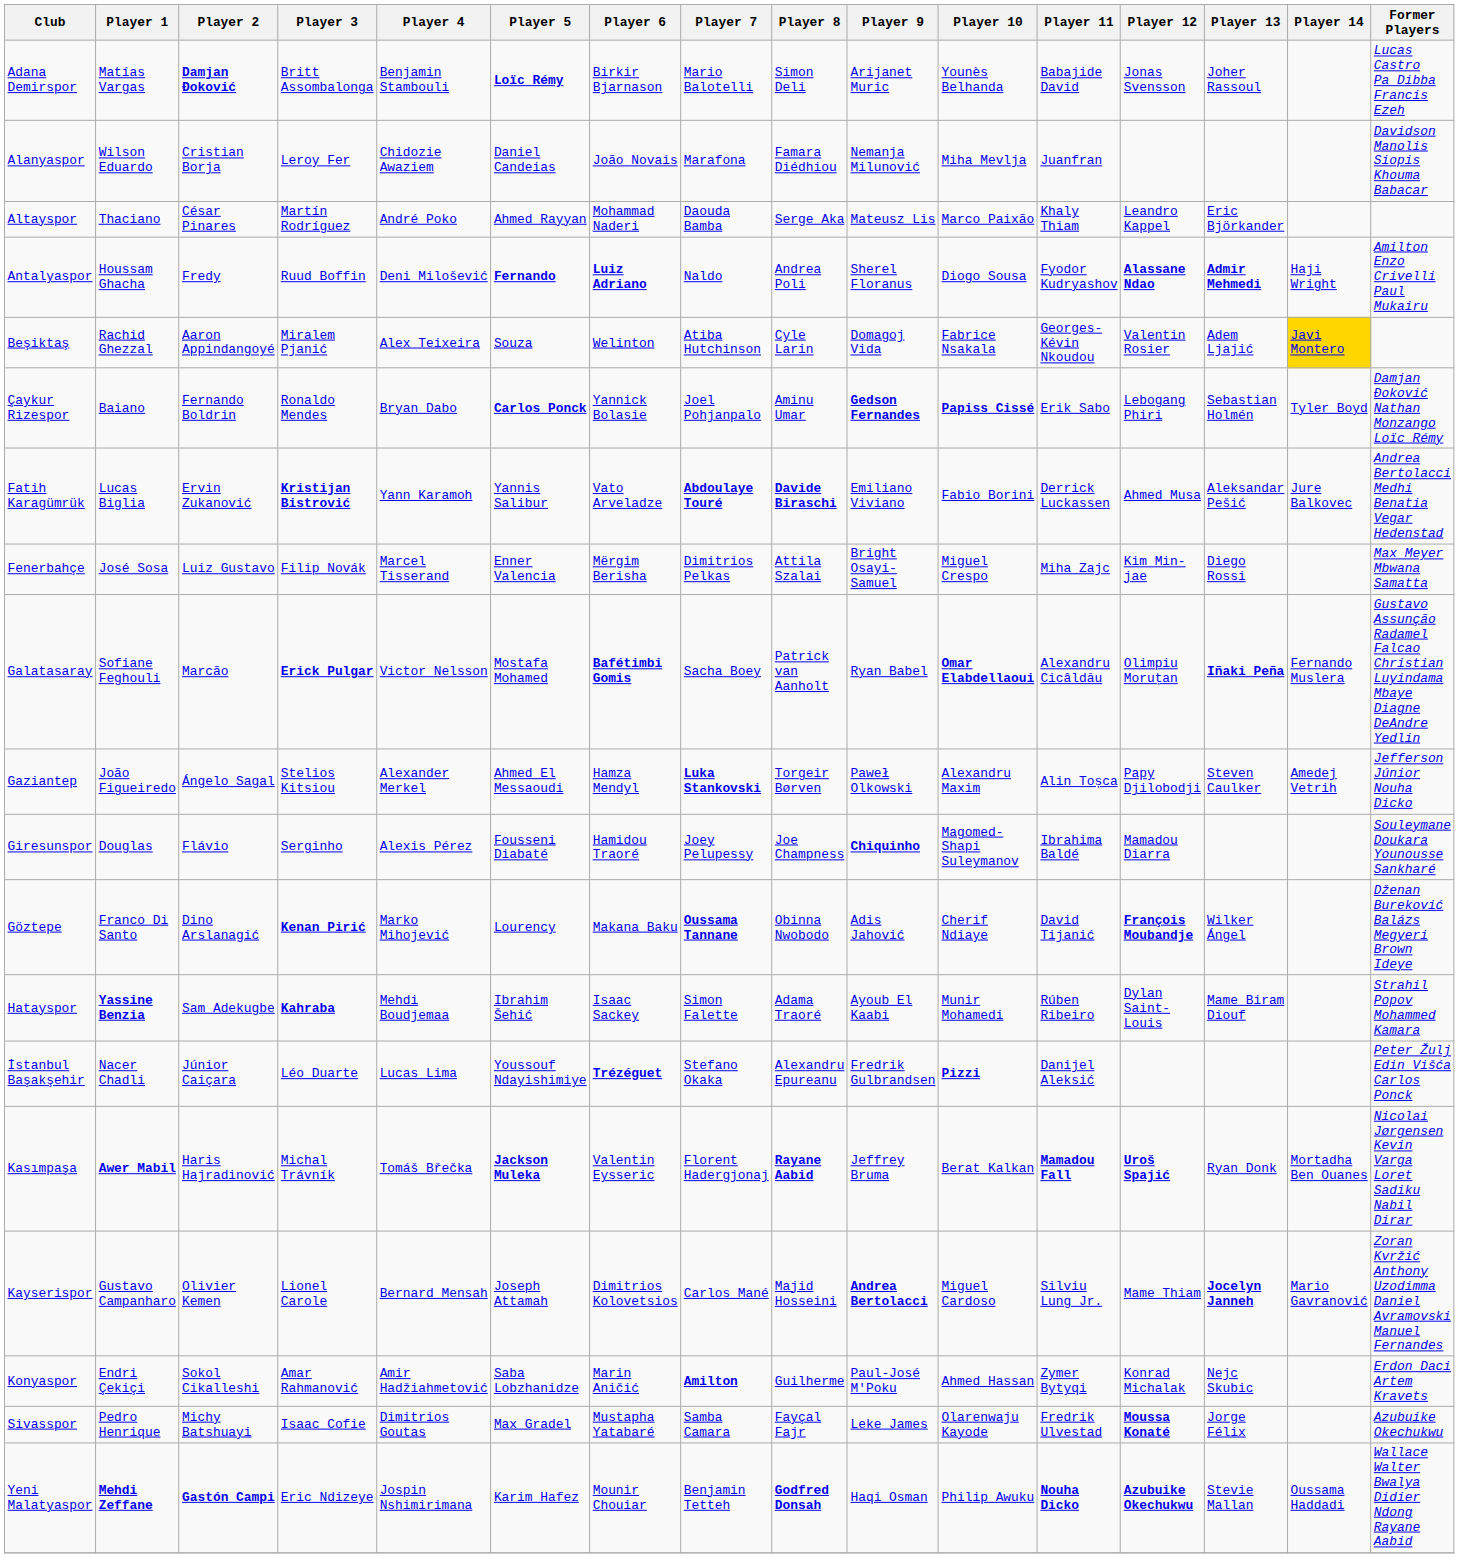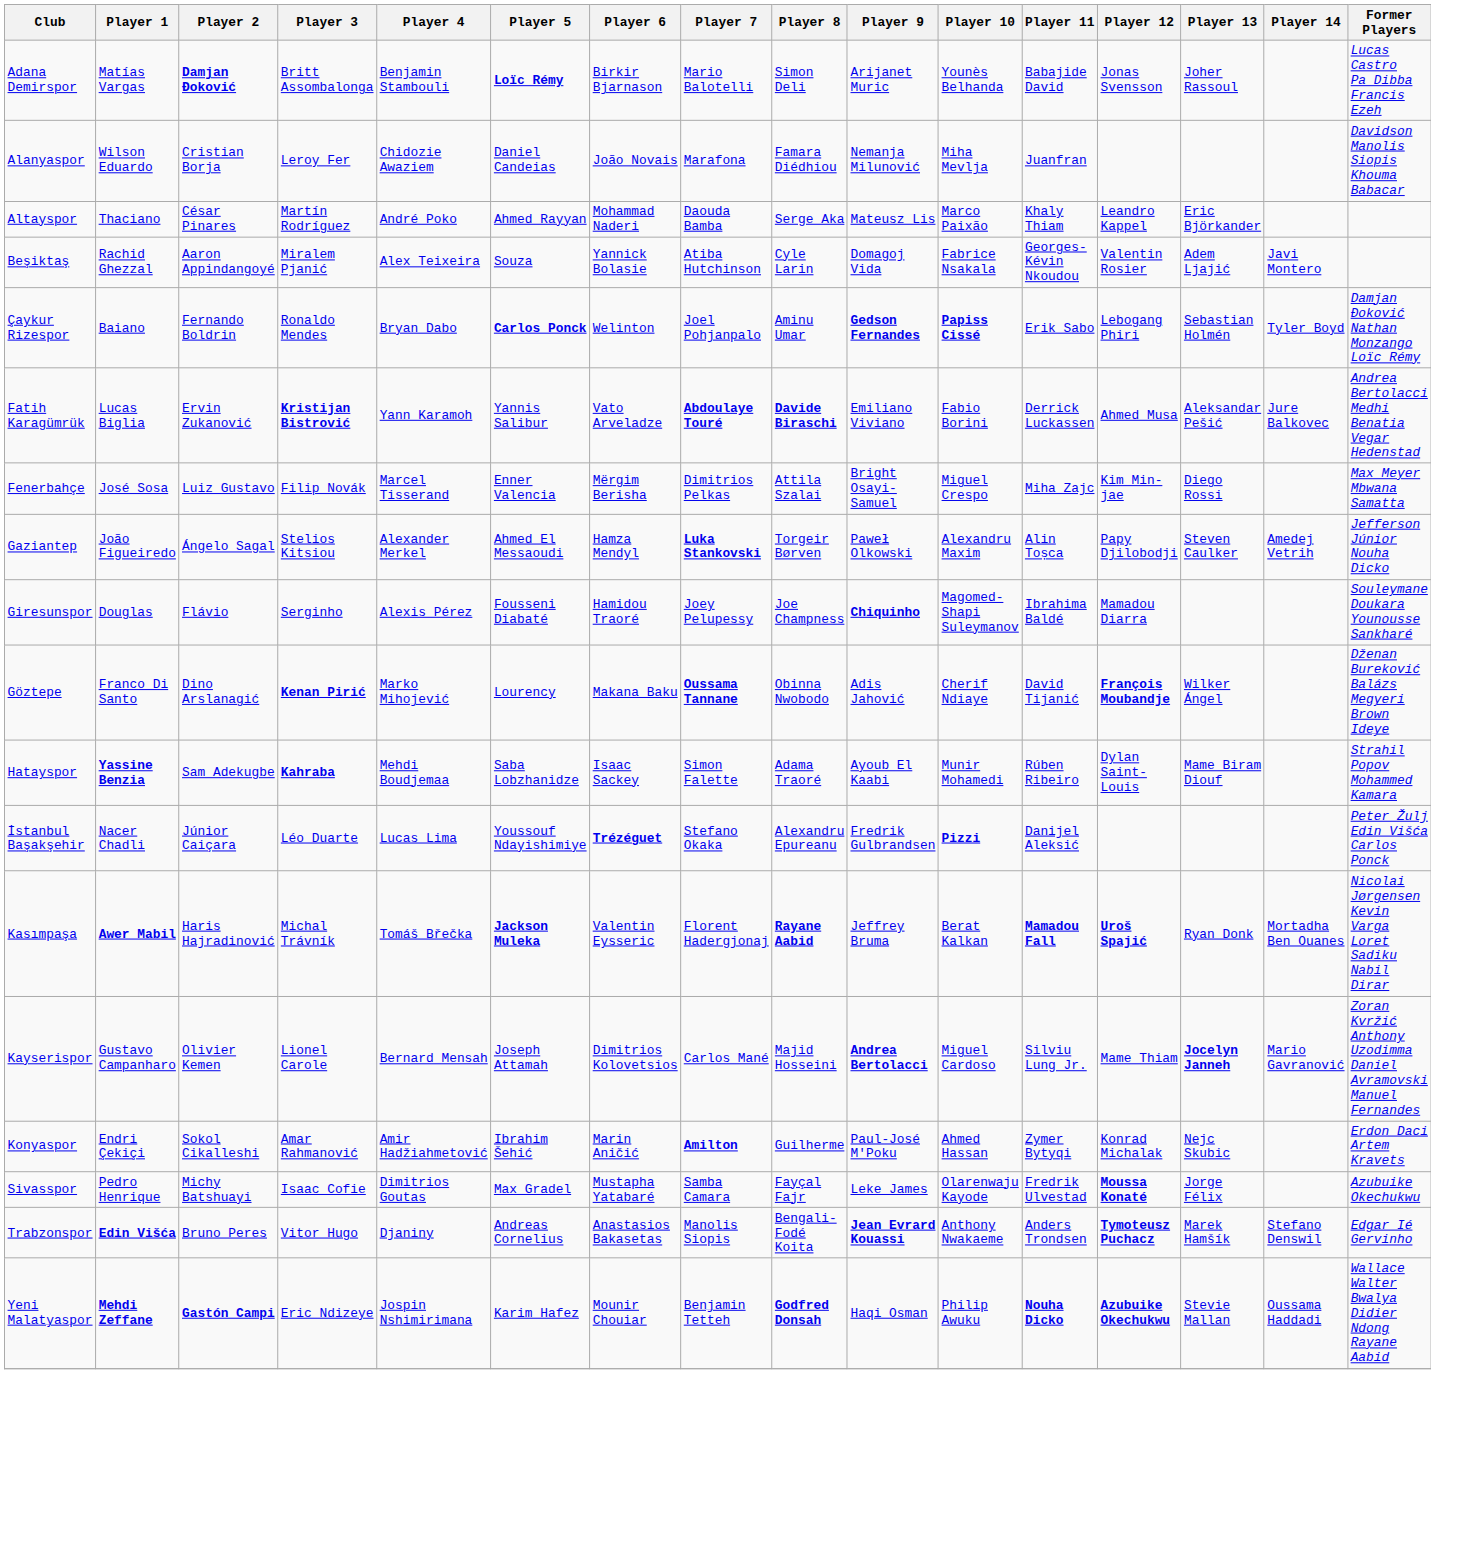- row: (50, 277)
(624, 343) Welinton -> (620, 262) Yannick Bolasie
(1317, 343) gold background -> (1294, 262) no background
(620, 408) Yannick Bolasie -> (624, 328) Welinton
- row: (50, 672)
(521, 1008) Ibrahim Šehić -> (536, 773) Saba Lobzhanidze
(536, 1381) Saba Lobzhanidze -> (521, 1146) Ibrahim Šehić
+ row: (50, 1233)
